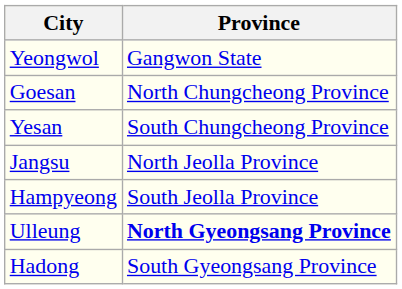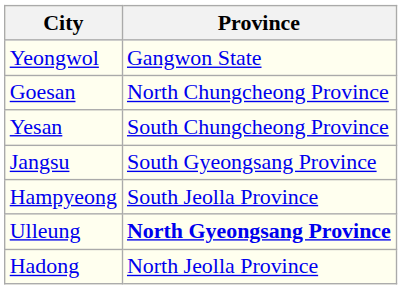(223, 161) North Jeolla Province -> (252, 161) South Gyeongsang Province
(252, 266) South Gyeongsang Province -> (223, 266) North Jeolla Province
